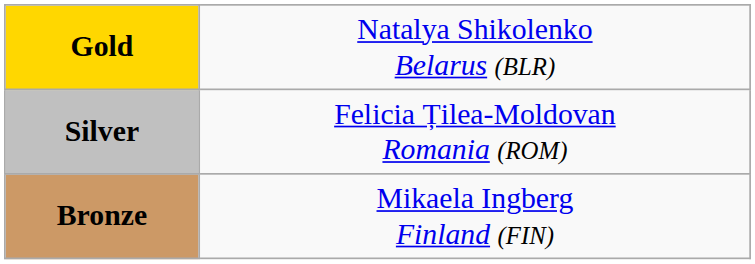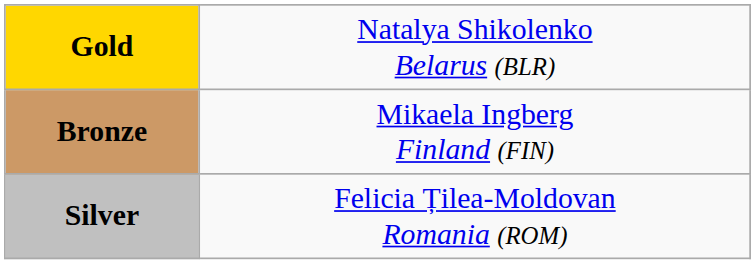rows swapped: (102, 130) <-> (102, 215)
